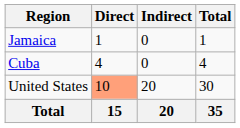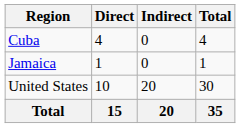rows swapped: (32, 39) <-> (24, 63)
(102, 87) lightsalmon background -> (102, 87) no background
